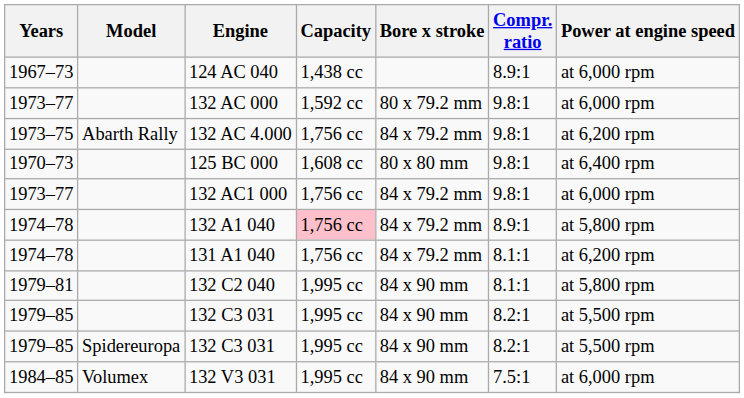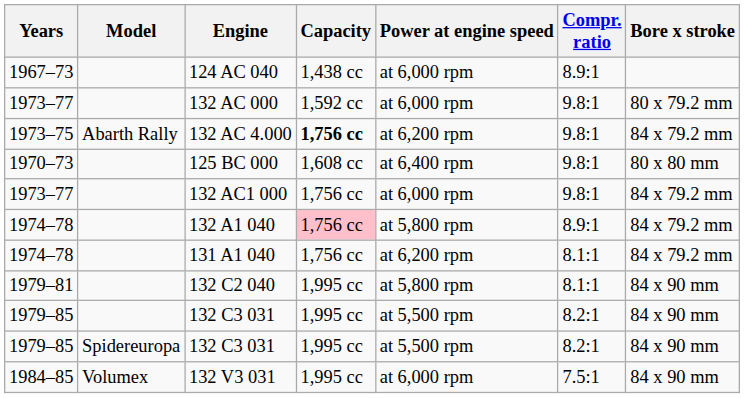columns swapped: (432, 31) <-> (648, 31)
(332, 133) normal -> (332, 133) bold
